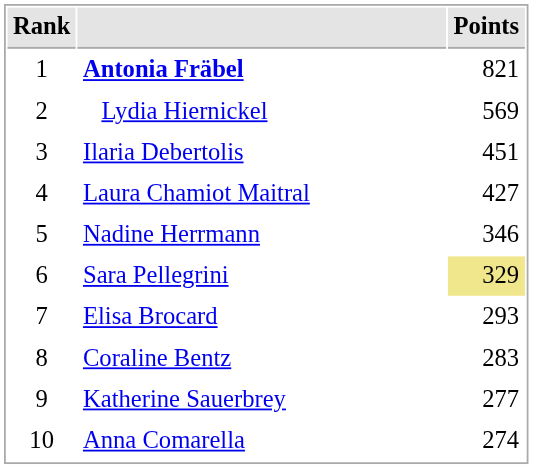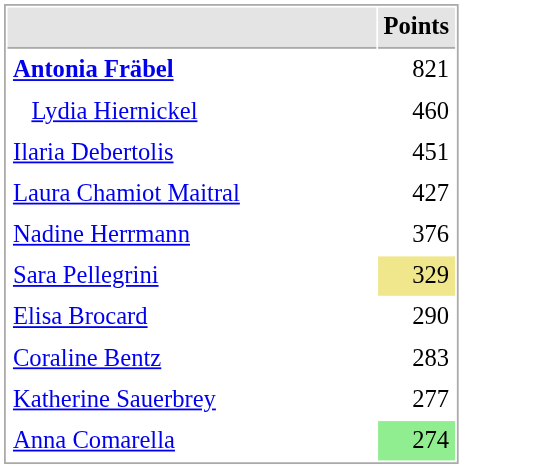- column: (42, 26)
(501, 111) 569 -> (431, 111) 460
(501, 234) 346 -> (431, 234) 376
(501, 316) 293 -> (431, 316) 290
(501, 440) no background -> (431, 440) lightgreen background
